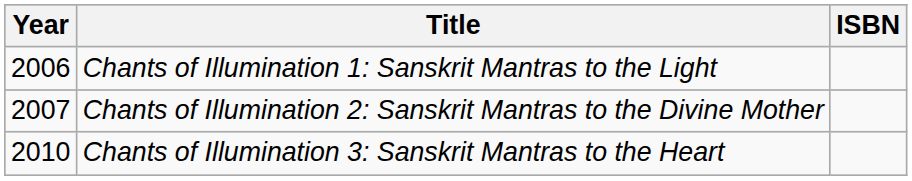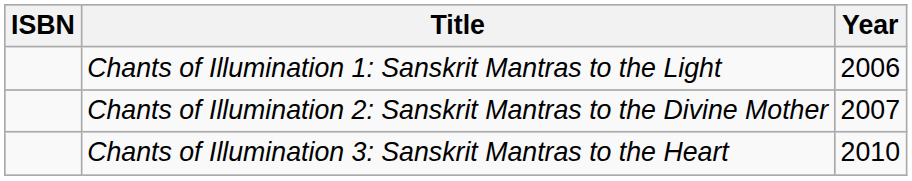columns swapped: (41, 25) <-> (868, 25)
